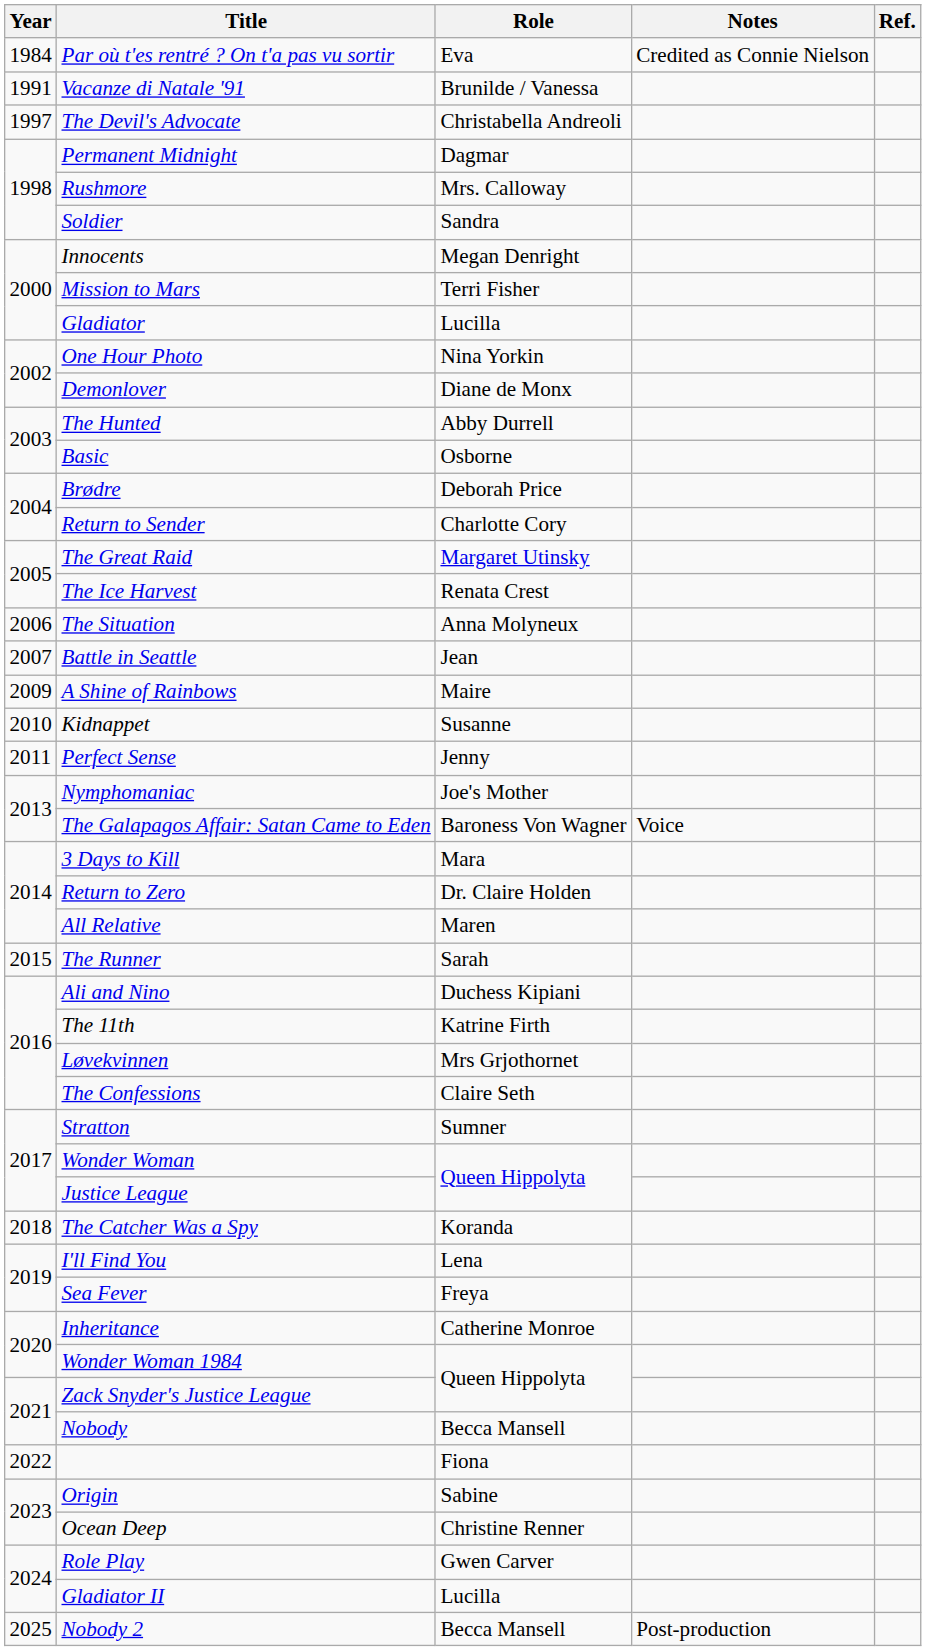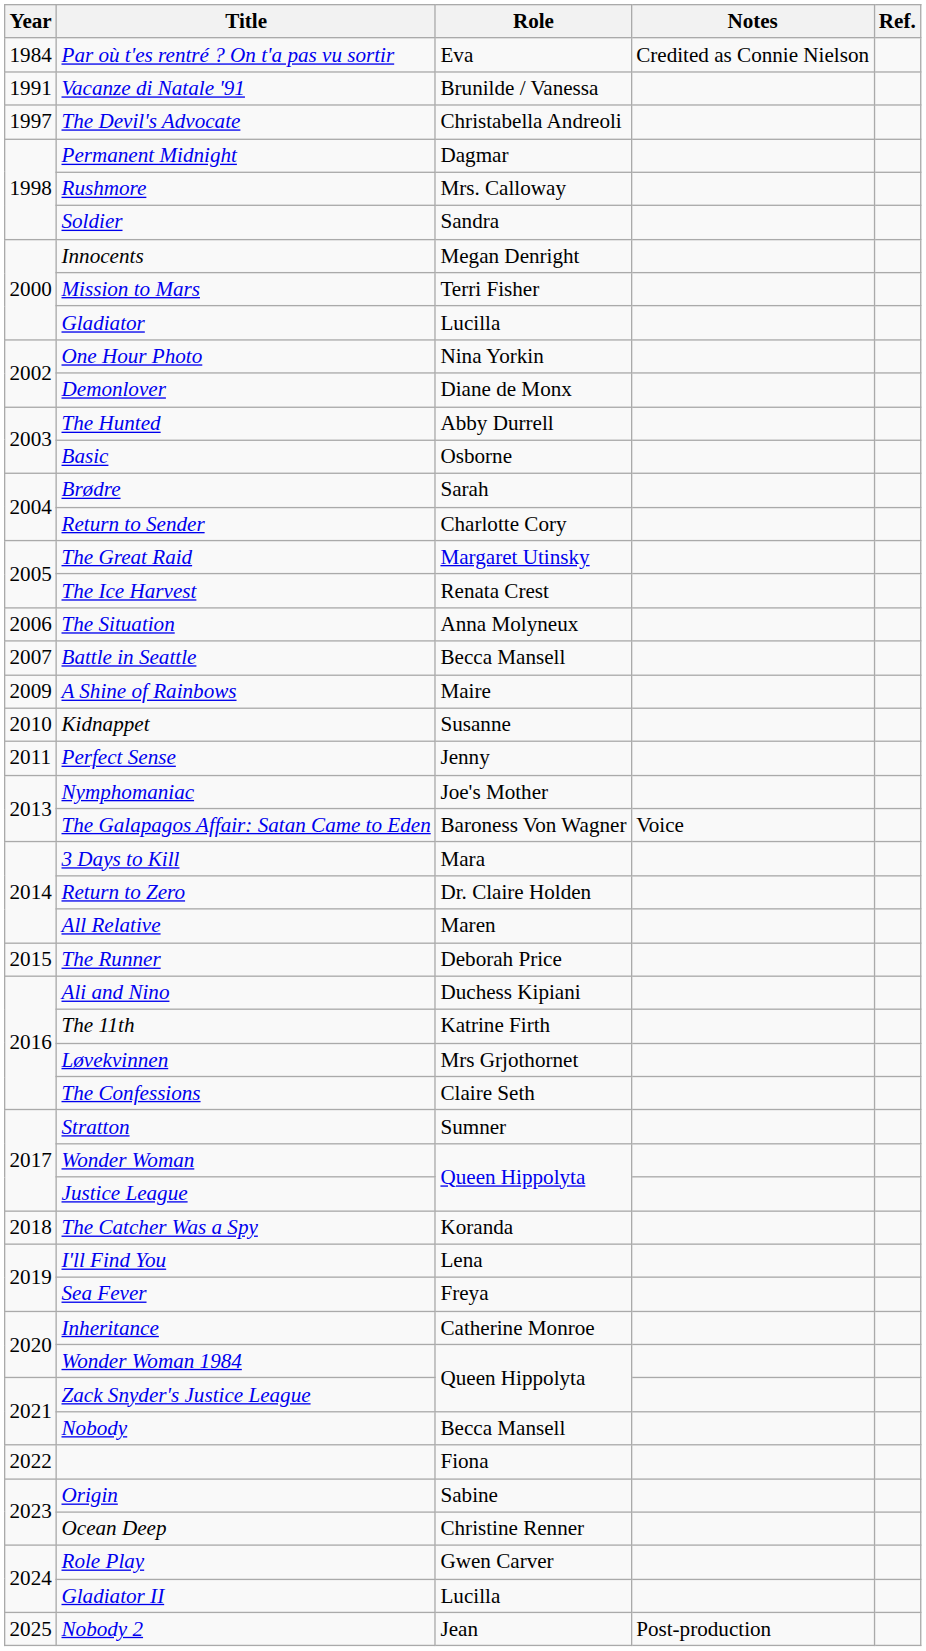(501, 490) Deborah Price -> (464, 490) Sarah
(459, 657) Jean -> (503, 657) Becca Mansell
(464, 959) Sarah -> (501, 959) Deborah Price
(503, 1629) Becca Mansell -> (459, 1629) Jean
